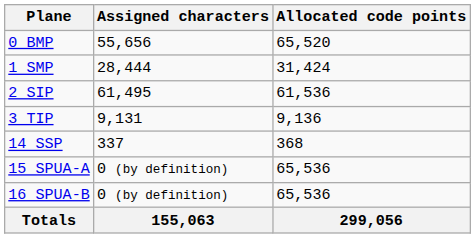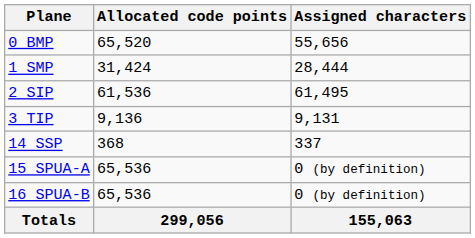columns swapped: (371, 17) <-> (183, 17)
